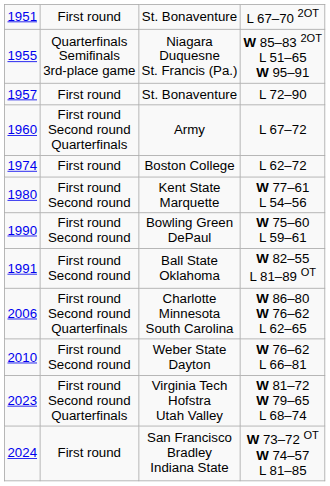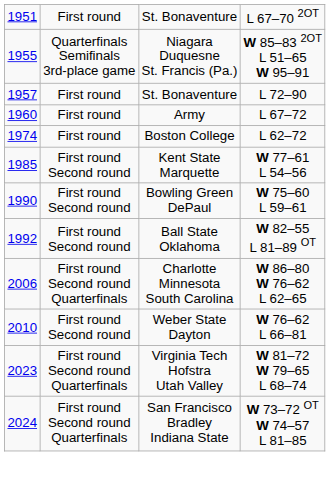(89, 130) First round Second round Quarterfinals -> (89, 115) First round
(22, 194) 1980 -> (22, 164) 1985
(22, 268) 1991 -> (22, 238) 1992
(89, 453) First round -> (89, 423) First round Second round Quarterfinals
